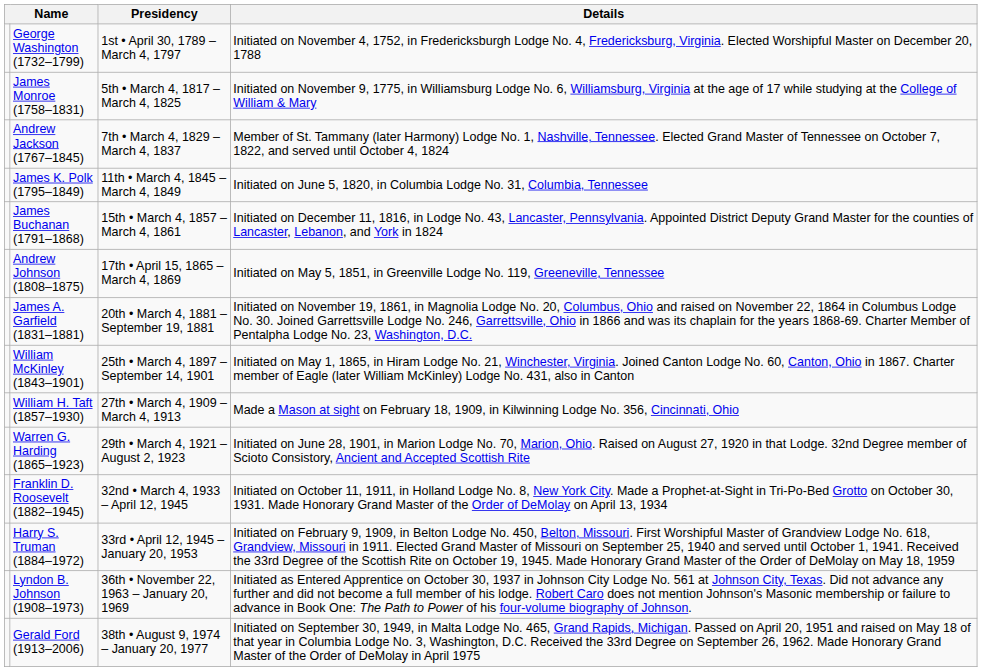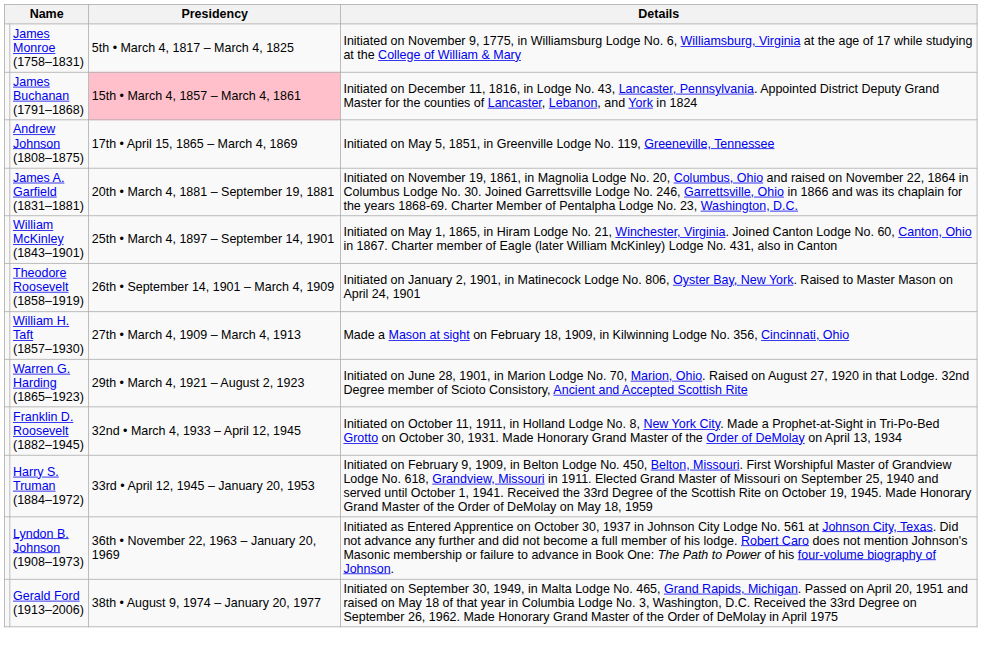- row: (48, 48)
- row: (48, 143)
- row: (53, 184)
(164, 225) no background -> (196, 96) pink background
+ row: (48, 287)
